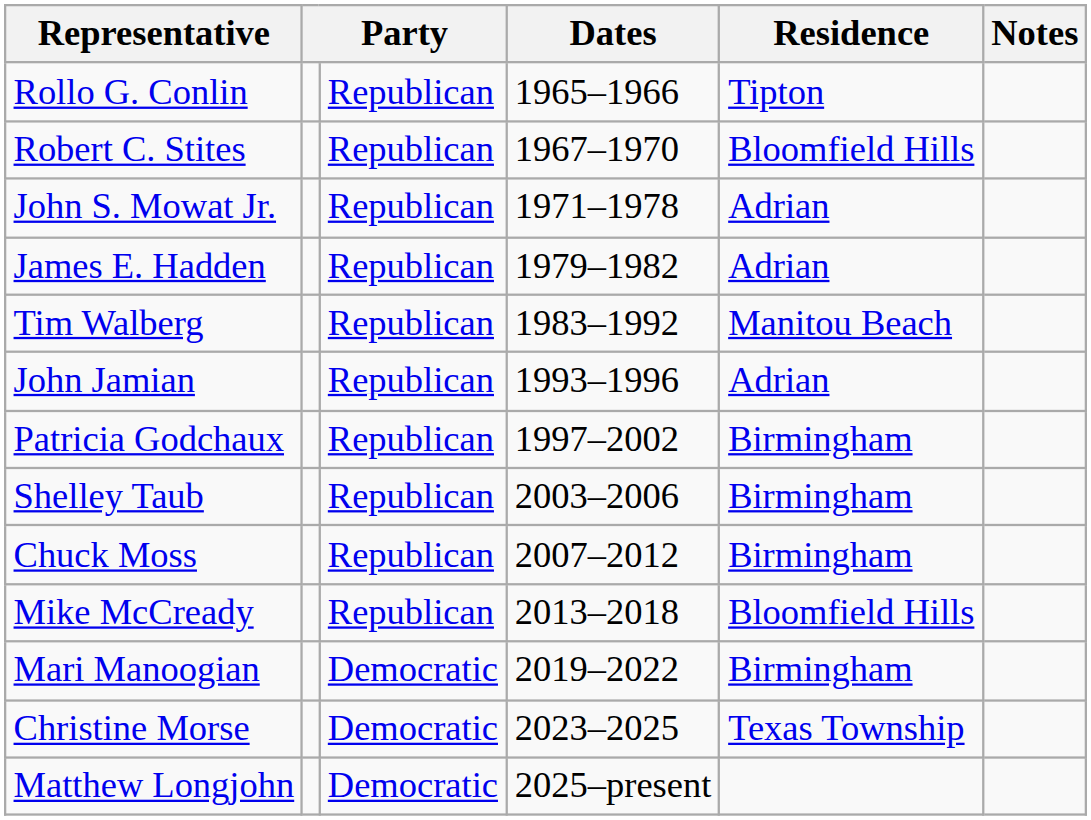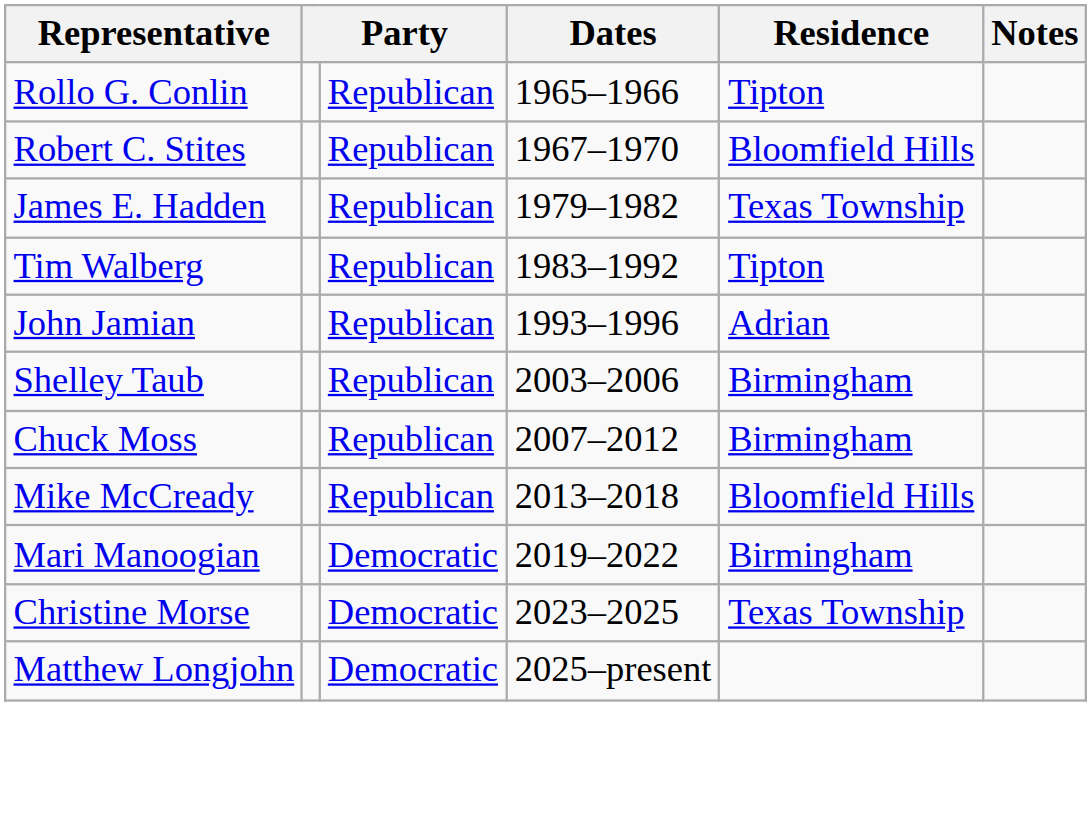- row: (145, 206)
(779, 264) Adrian -> (846, 206) Texas Township
(840, 322) Manitou Beach -> (776, 264) Tipton
- row: (149, 438)
